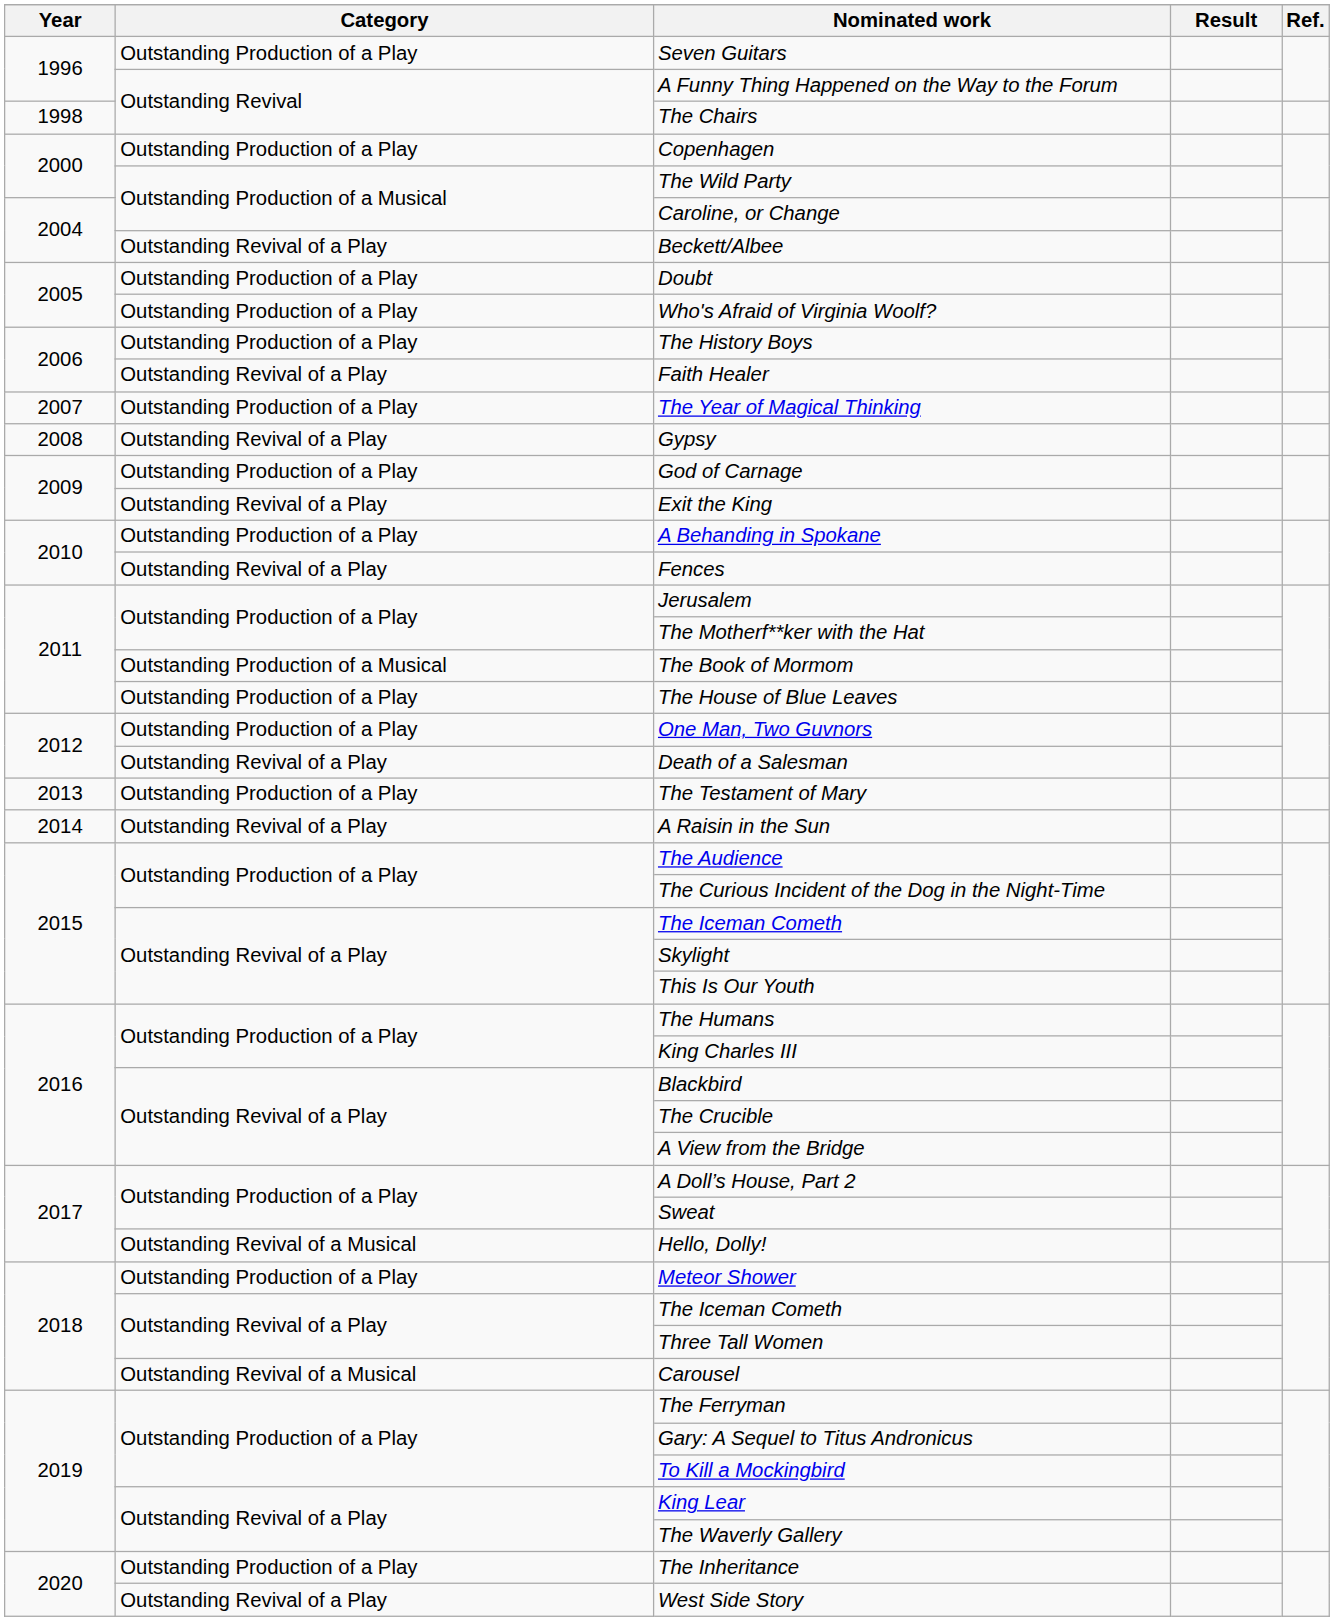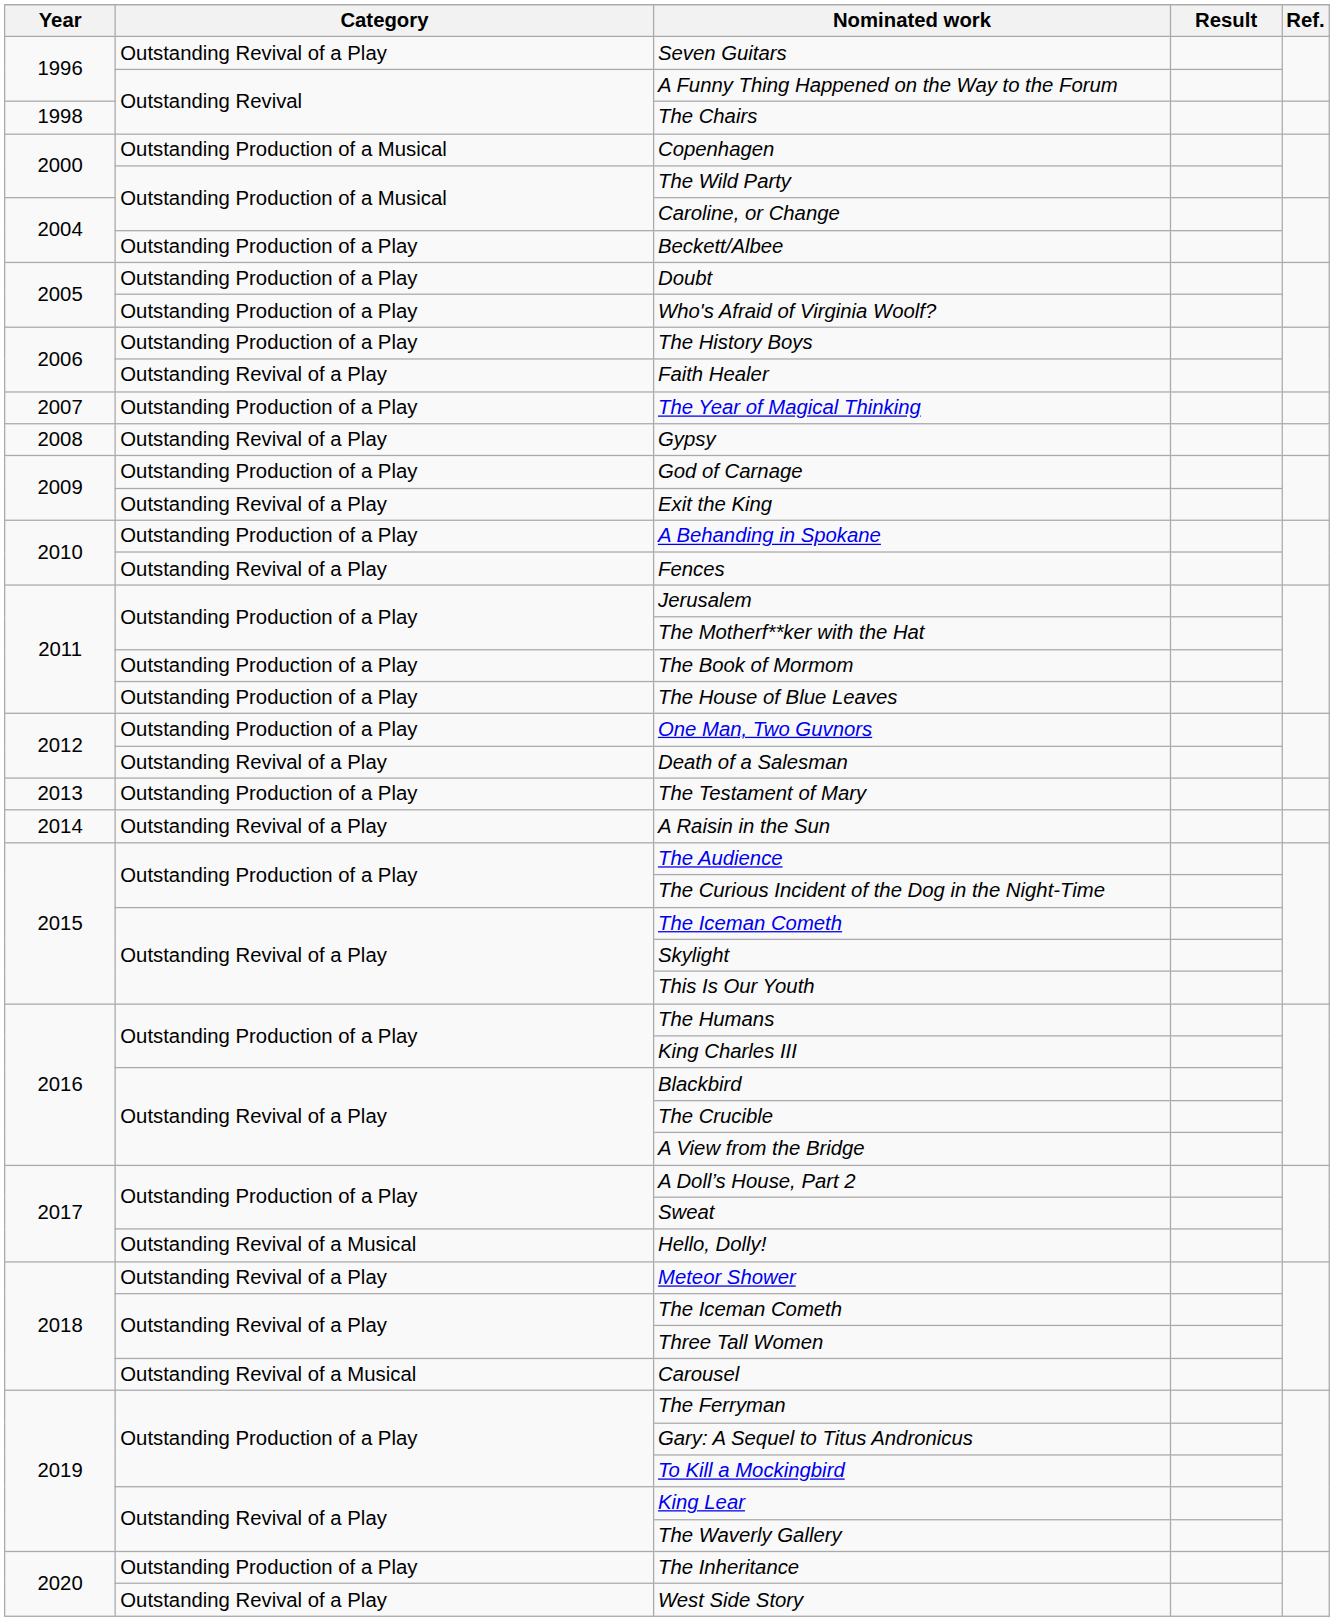(269, 52) Outstanding Production of a Play -> (254, 52) Outstanding Revival of a Play
(269, 149) Outstanding Production of a Play -> (283, 149) Outstanding Production of a Musical
(254, 246) Outstanding Revival of a Play -> (269, 246) Outstanding Production of a Play
(283, 665) Outstanding Production of a Musical -> (269, 665) Outstanding Production of a Play
(269, 1277) Outstanding Production of a Play -> (254, 1277) Outstanding Revival of a Play
